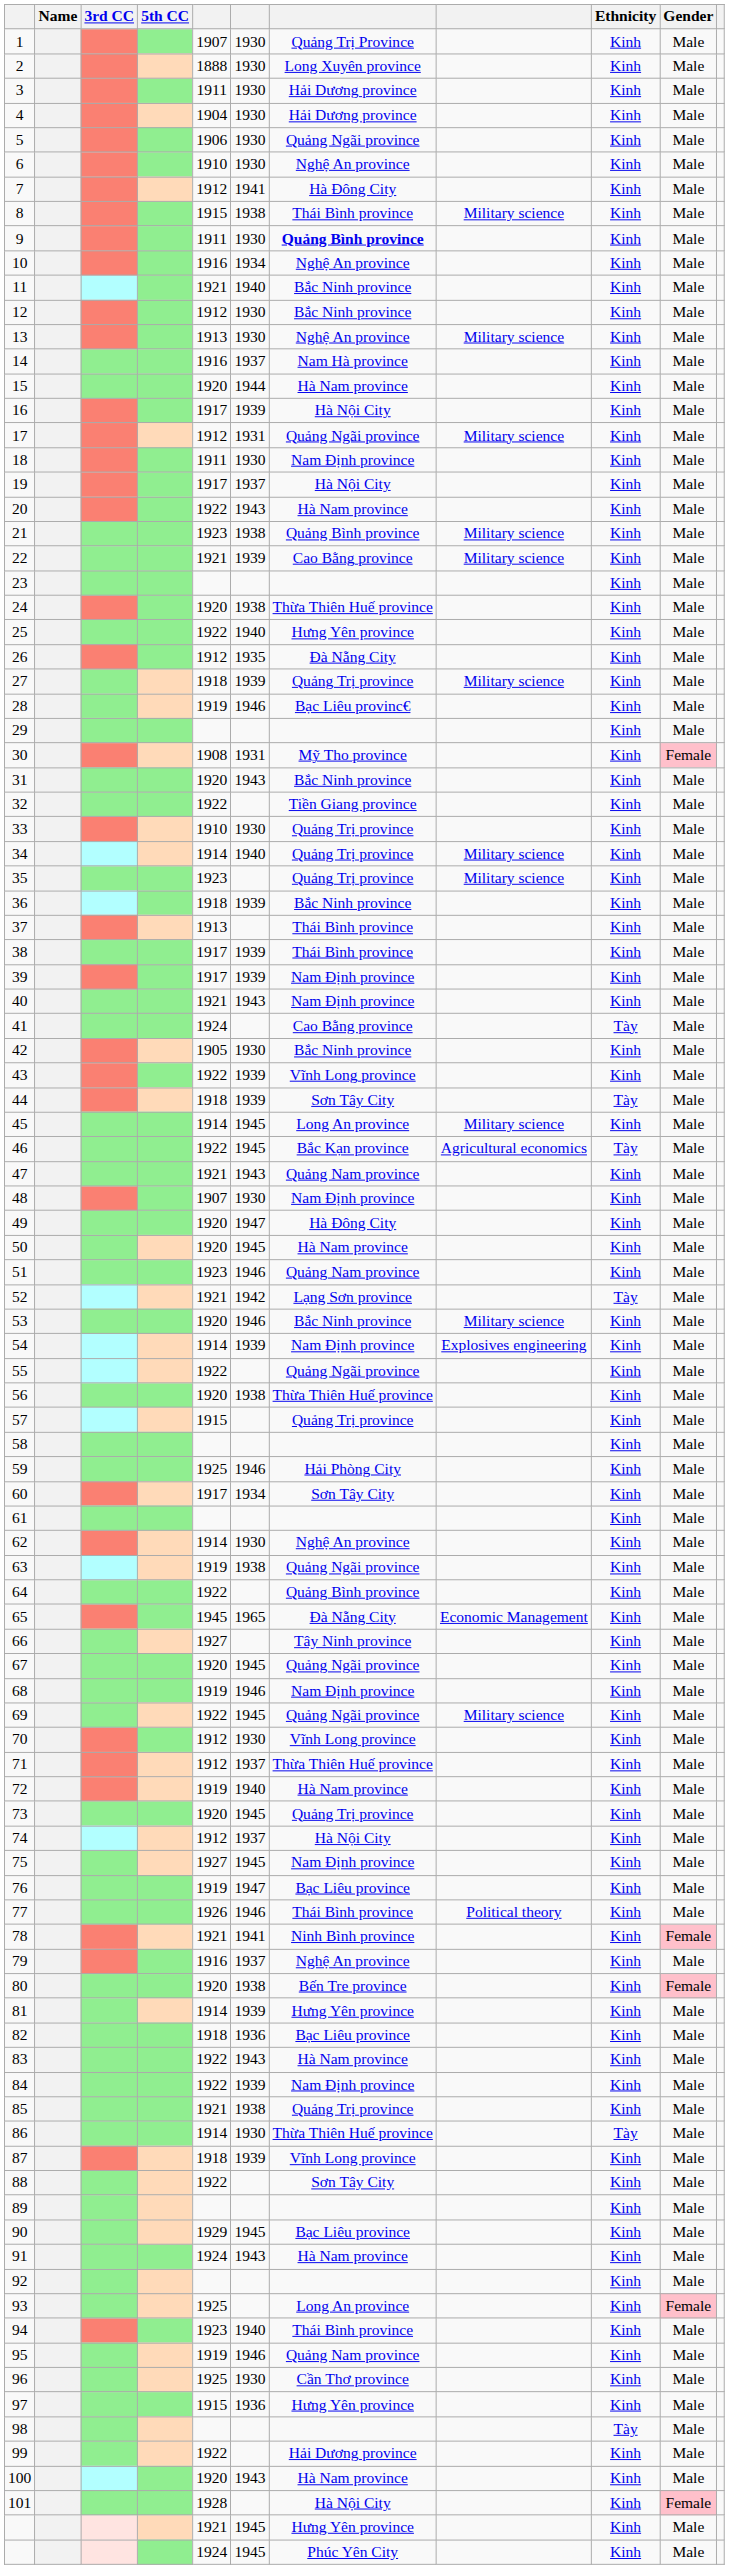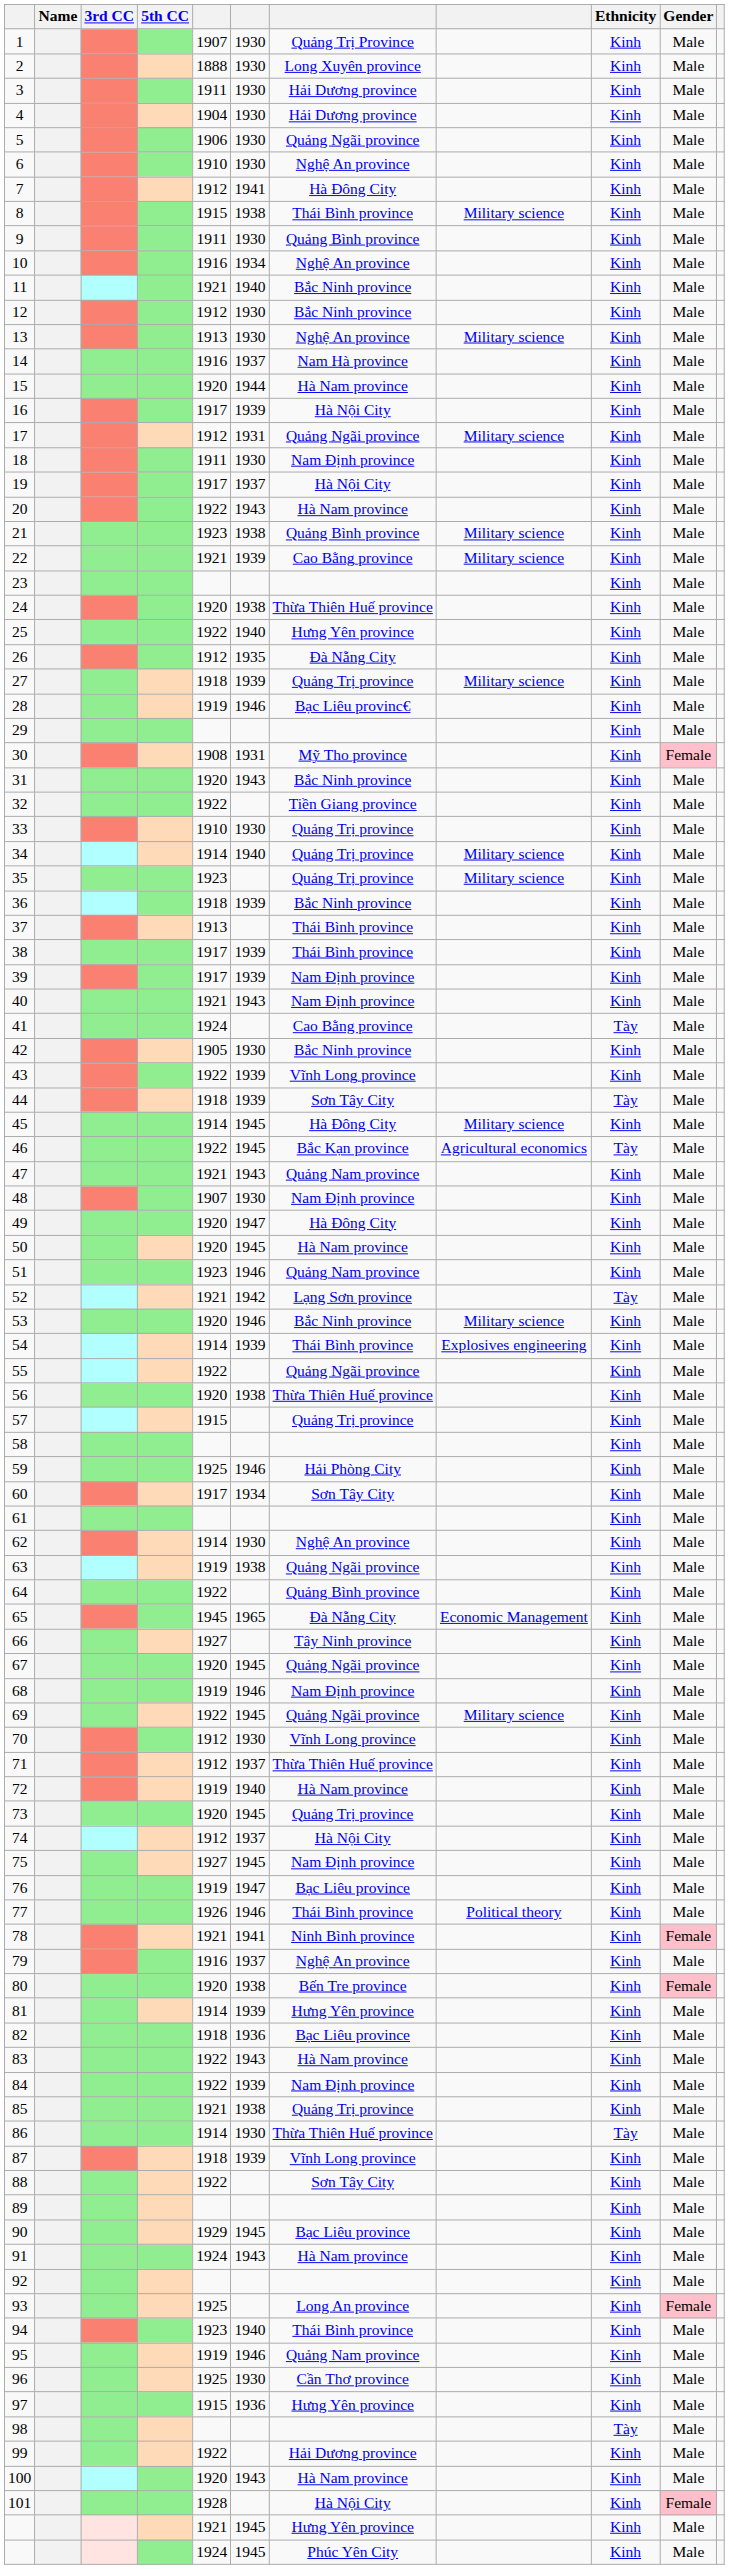(353, 238) bold -> (353, 238) normal
(353, 1124) Long An province -> (353, 1124) Hà Đông City
(353, 1345) Nam Định province -> (353, 1345) Thái Bình province
